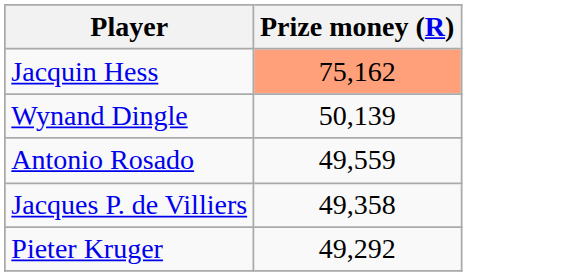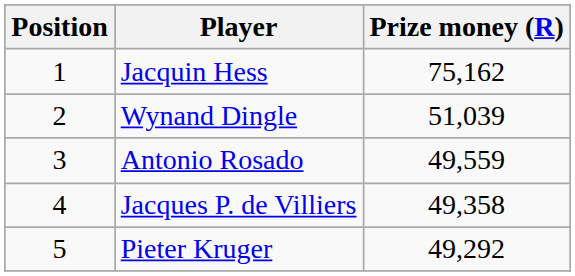+ column: (60, 26)
(357, 71) lightsalmon background -> (467, 71) no background
(357, 115) 50,139 -> (467, 115) 51,039
